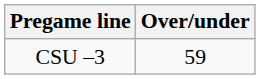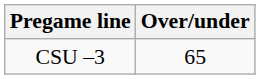(195, 56) 59 -> (195, 56) 65
